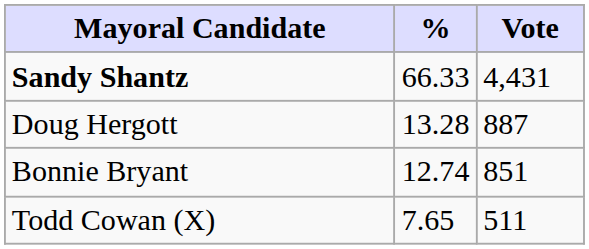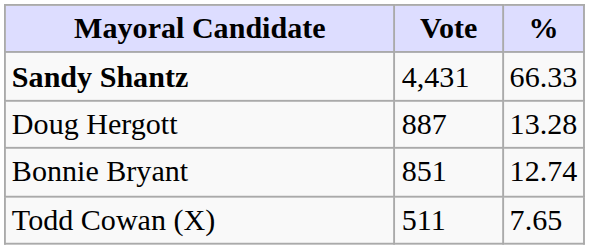columns swapped: (530, 28) <-> (436, 28)
